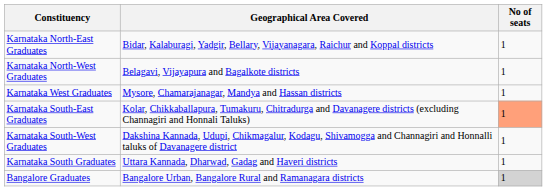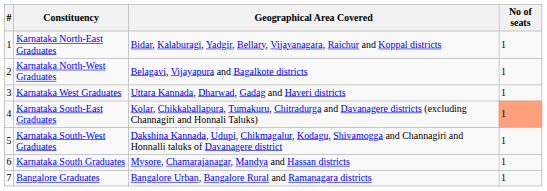+ column: (9, 17)
(232, 93) Mysore, Chamarajanagar, Mandya and Hassan districts -> (238, 93) Uttara Kannada, Dharwad, Gadag and Haveri districts
(230, 162) Uttara Kannada, Dharwad, Gadag and Haveri districts -> (240, 162) Mysore, Chamarajanagar, Mandya and Hassan districts
(503, 178) lightgrey background -> (504, 178) no background
